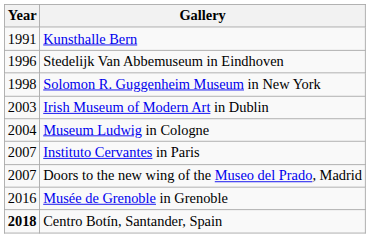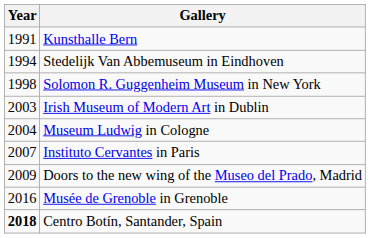(22, 61) 1996 -> (22, 61) 1994
(22, 175) 2007 -> (22, 175) 2009
